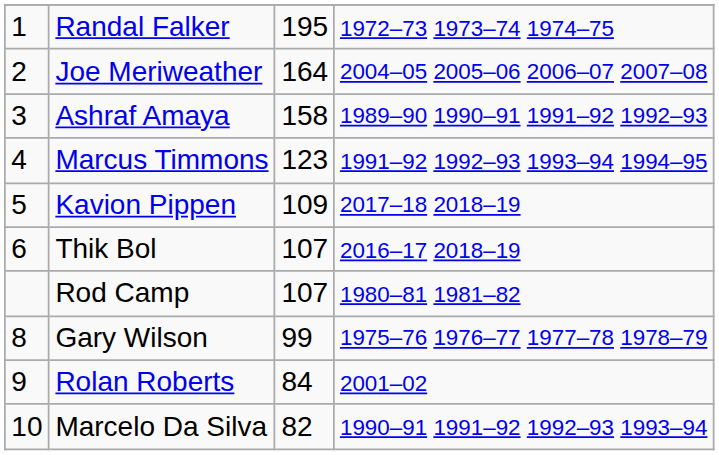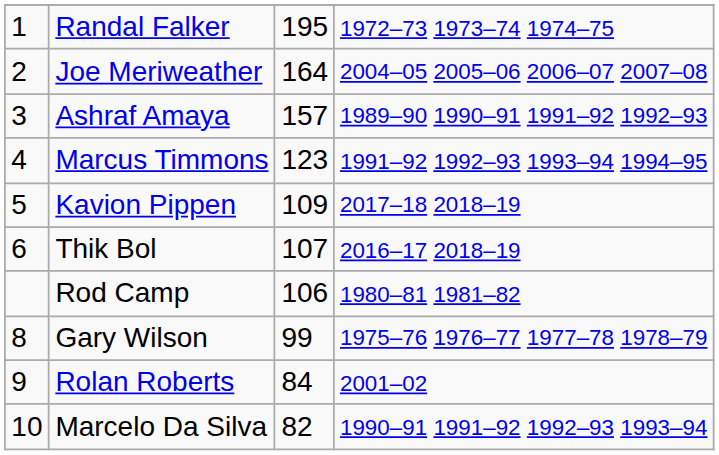(305, 115) 158 -> (305, 115) 157
(305, 293) 107 -> (305, 293) 106
